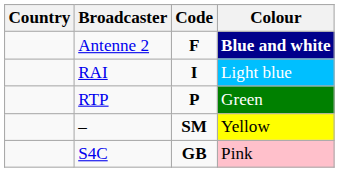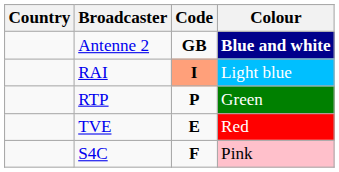(194, 45) F -> (194, 45) GB
(194, 72) no background -> (194, 72) lightsalmon background
- row: (82, 126)
+ row: (95, 126)
(194, 153) GB -> (194, 153) F
